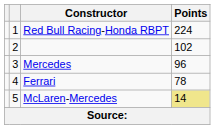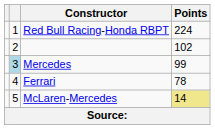(15, 64) no background -> (15, 64) lightblue background
(180, 64) 96 -> (180, 64) 99
